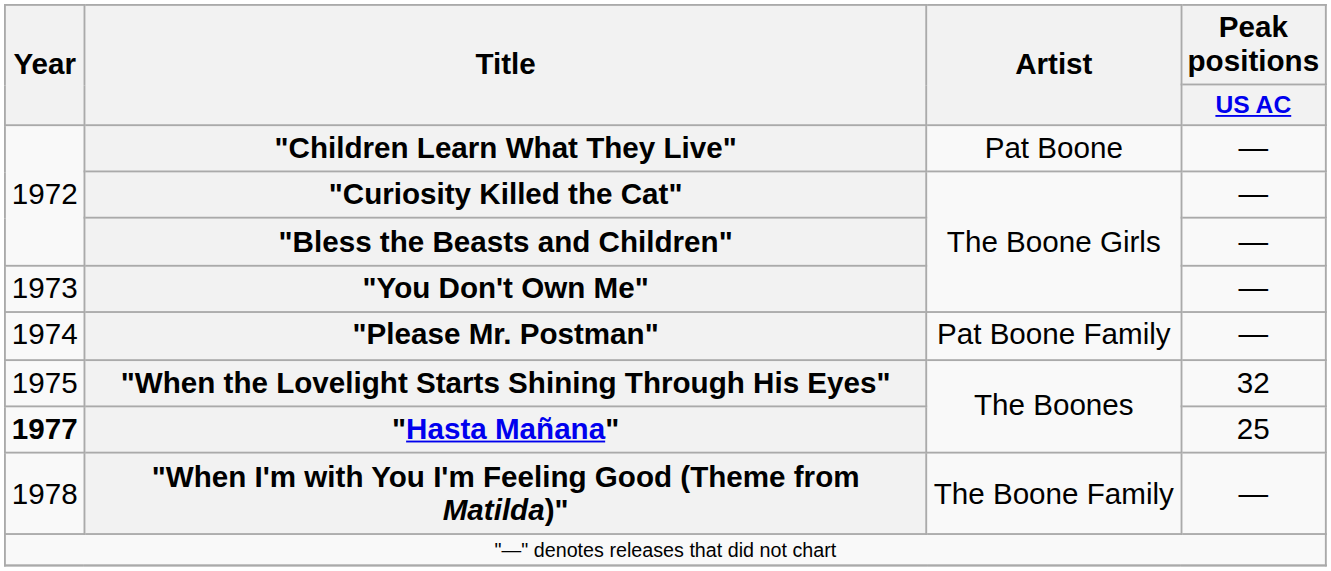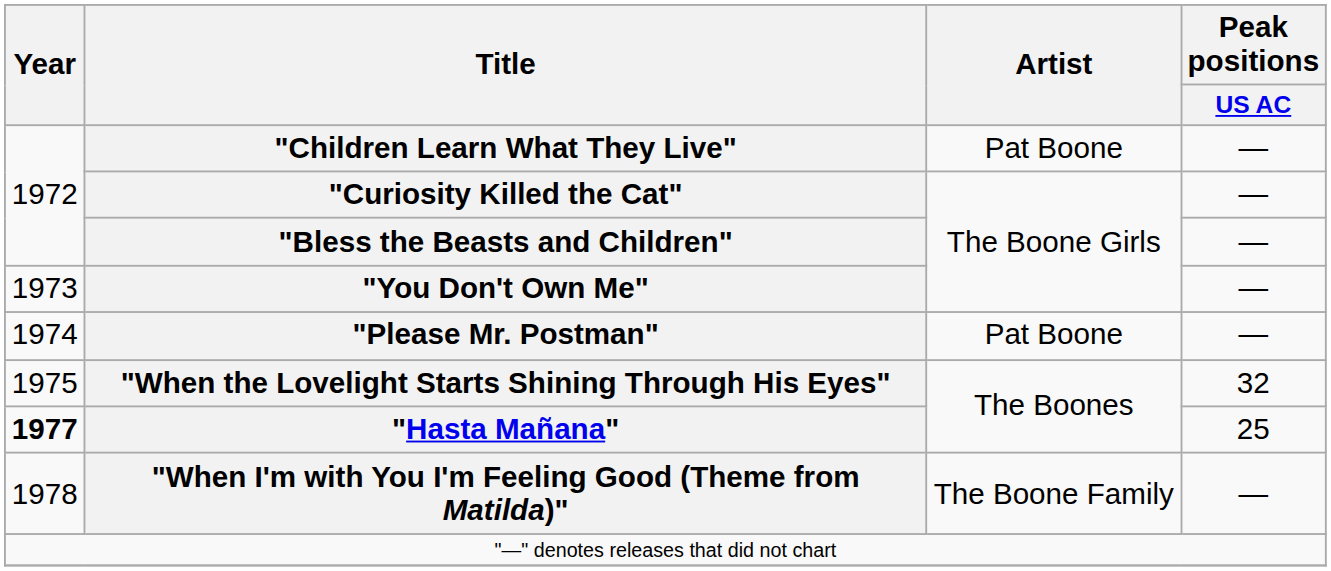(1054, 335) Pat Boone Family -> (1054, 335) Pat Boone
